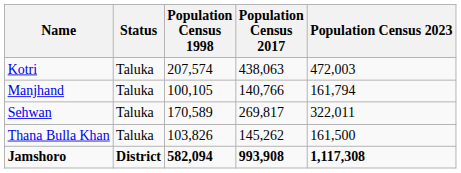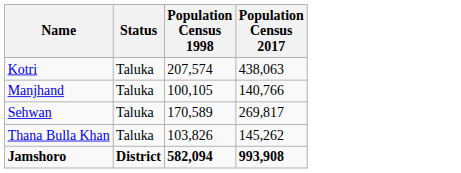- column: (381, 31)
